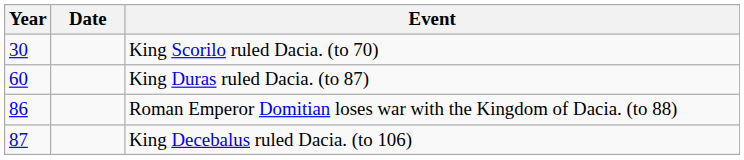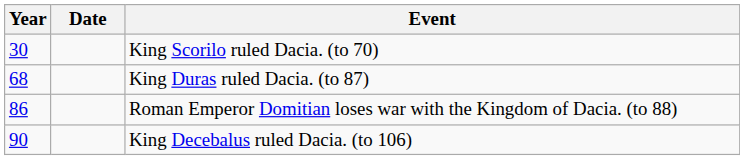(18, 79) 60 -> (18, 79) 68
(18, 139) 87 -> (18, 139) 90
